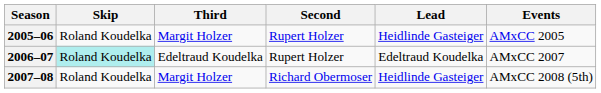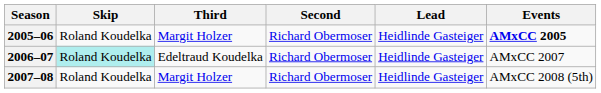(306, 35) Rupert Holzer -> (321, 35) Richard Obermoser
(527, 35) normal -> (528, 35) bold
(306, 56) Rupert Holzer -> (321, 56) Richard Obermoser
(431, 56) Edeltraud Koudelka -> (431, 56) Heidlinde Gasteiger
